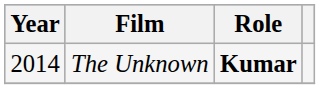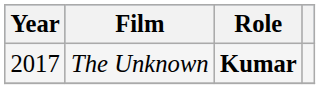(35, 63) 2014 -> (35, 63) 2017
